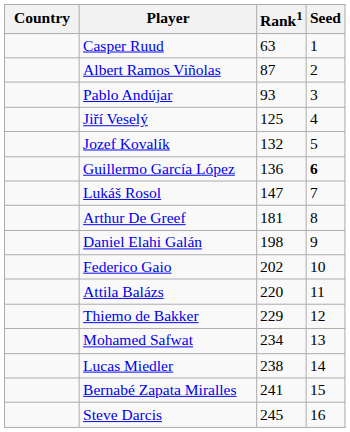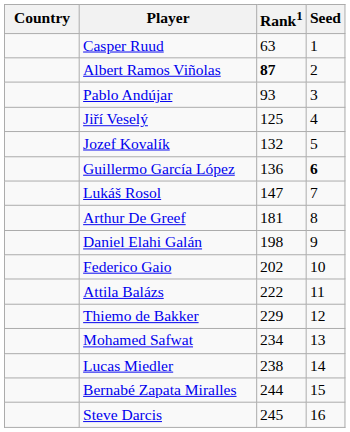(268, 70) normal -> (268, 70) bold
(272, 291) 220 -> (272, 291) 222
(272, 390) 241 -> (272, 390) 244
